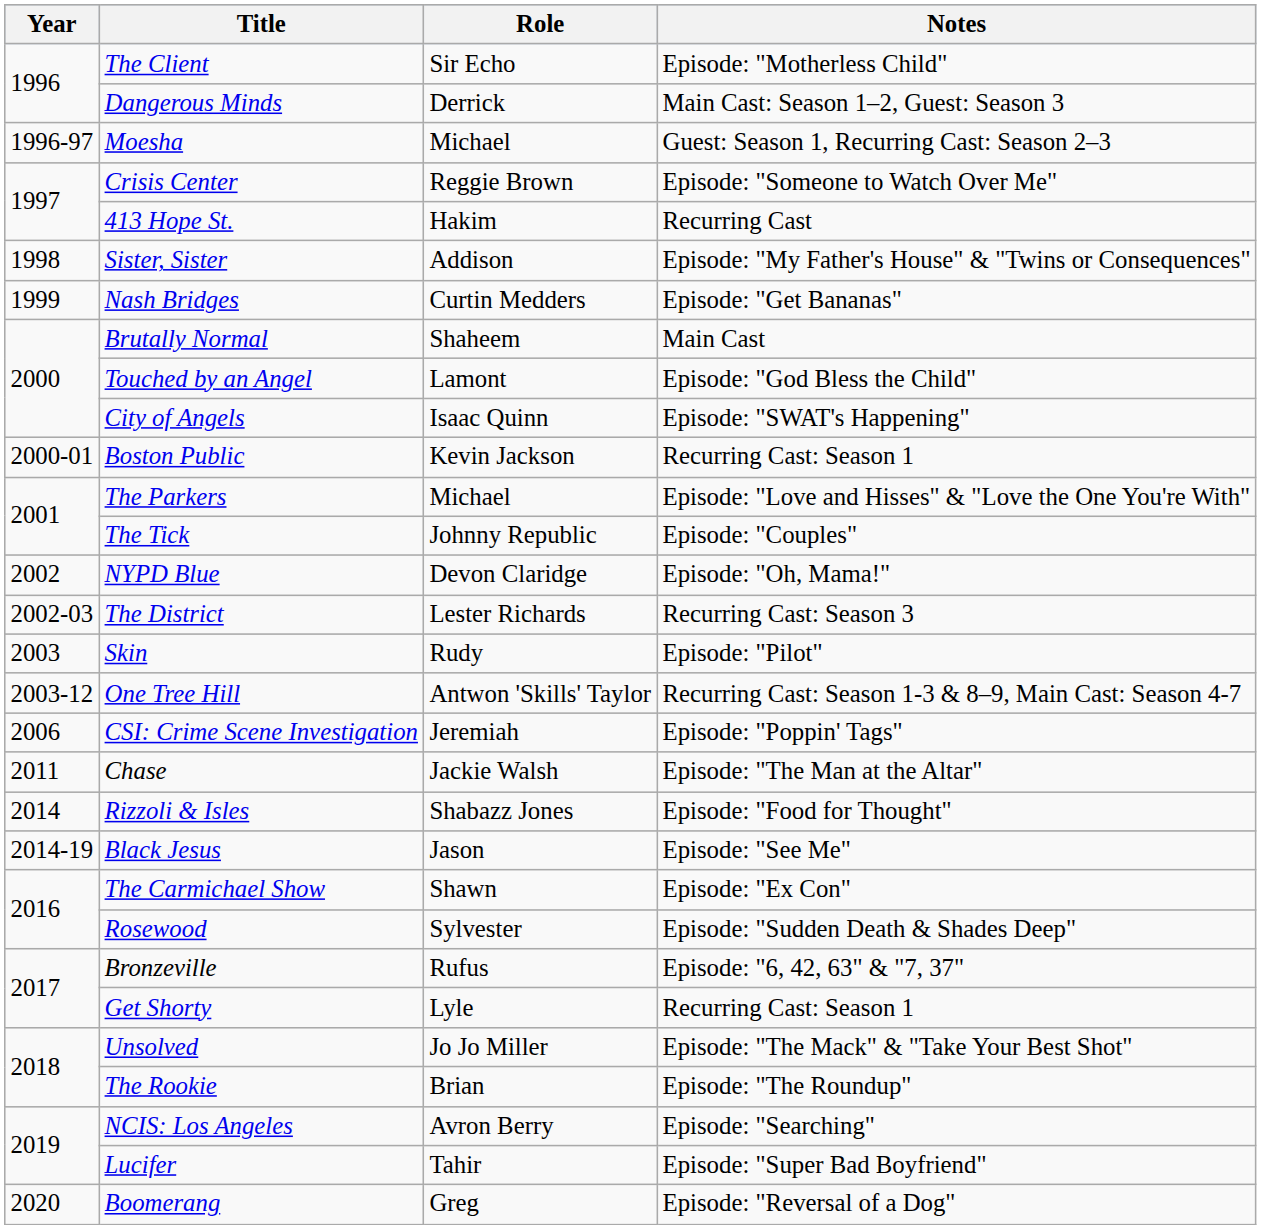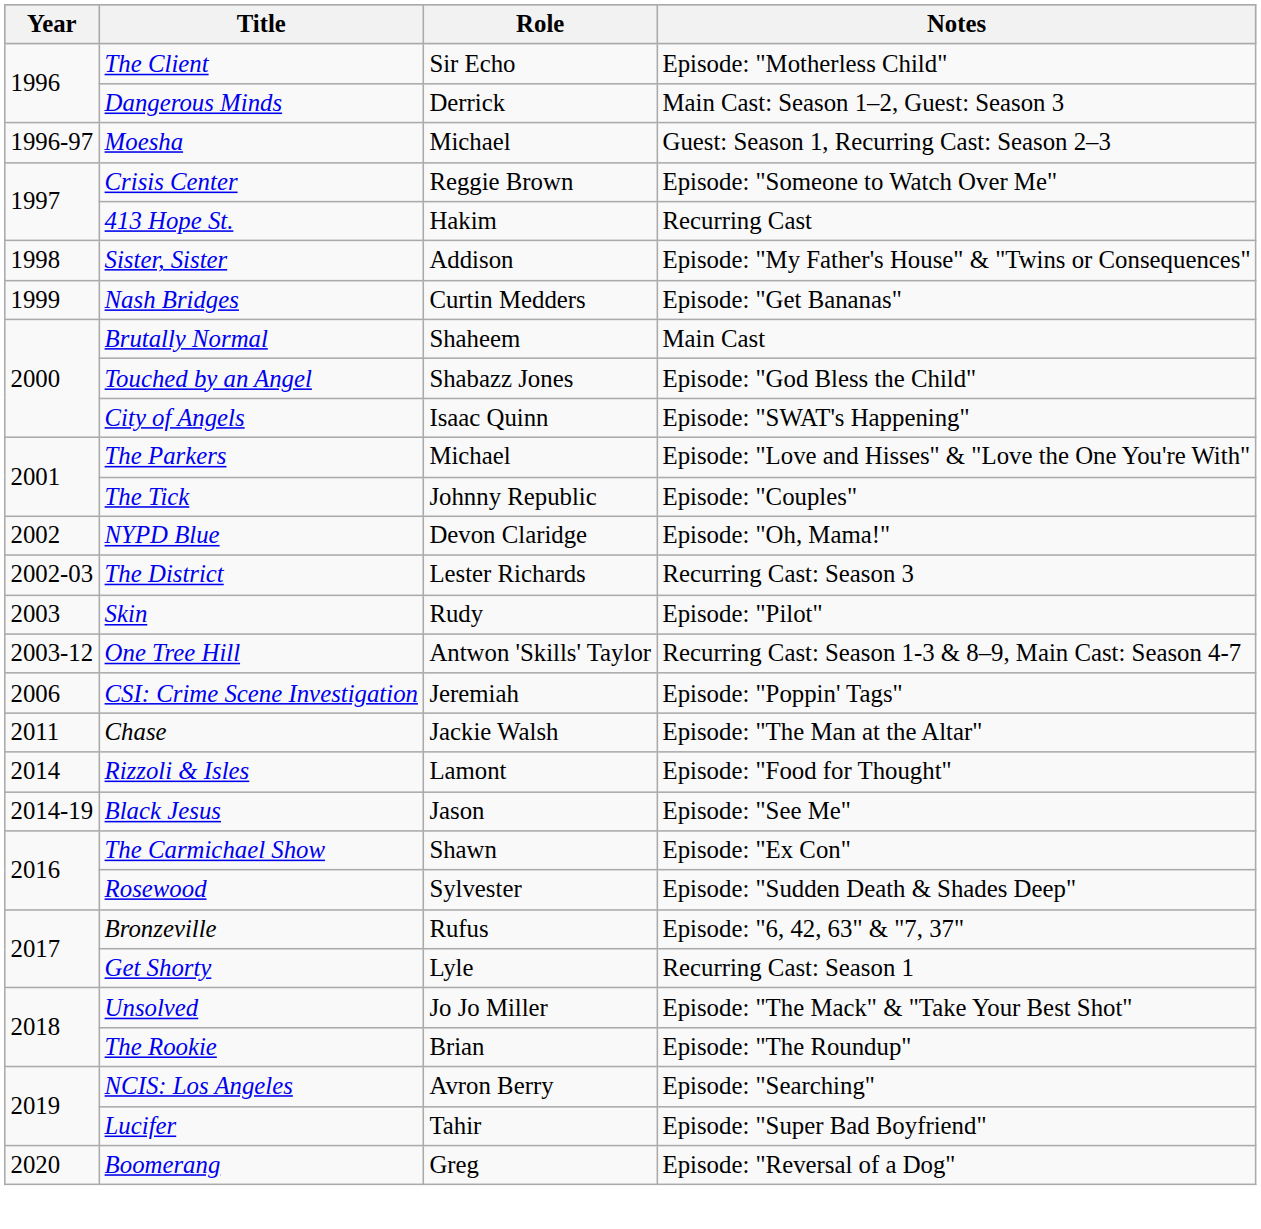(468, 378) Lamont -> (501, 378) Shabazz Jones
- row: (174, 456)
(501, 810) Shabazz Jones -> (468, 771) Lamont
